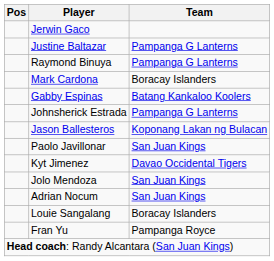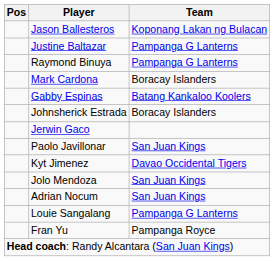rows swapped: (73, 130) <-> (60, 29)
(185, 113) Pampanga G Lanterns -> (174, 113) Boracay Islanders
(174, 213) Boracay Islanders -> (185, 213) Pampanga G Lanterns
